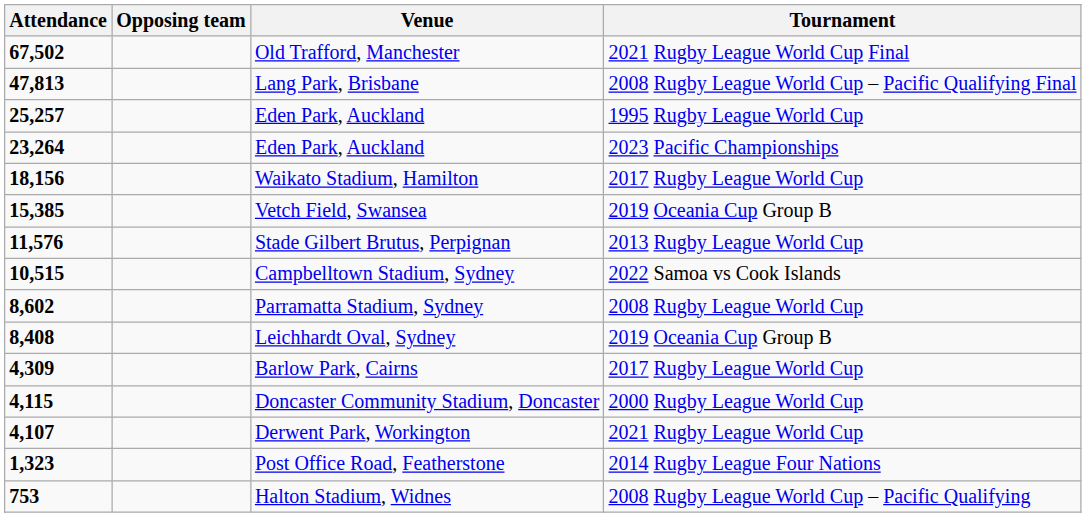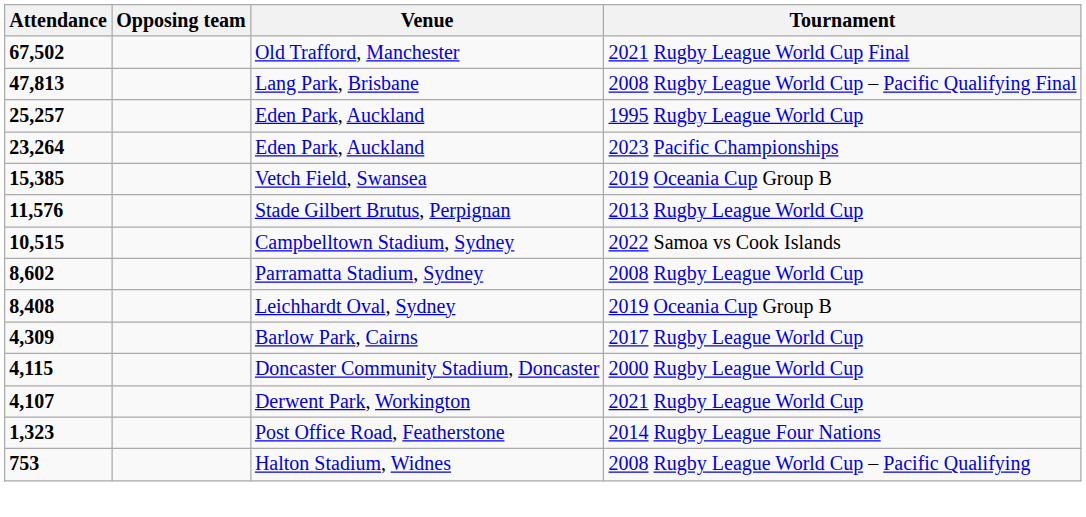- row: (37, 178)
